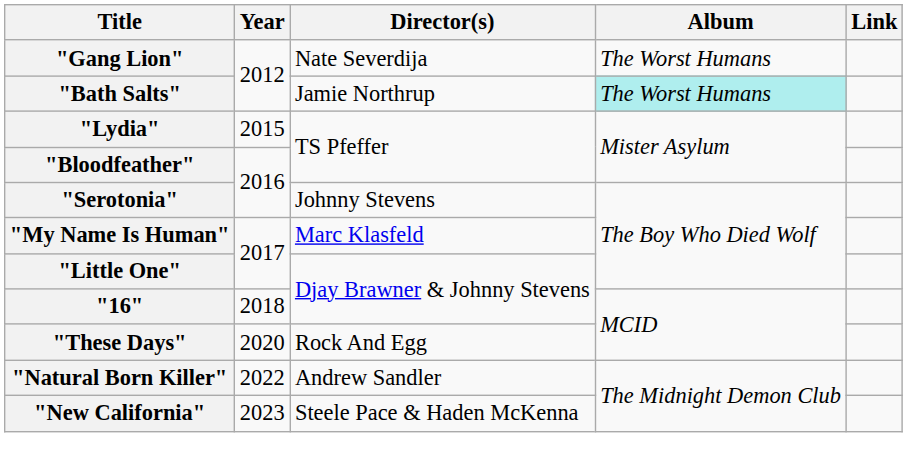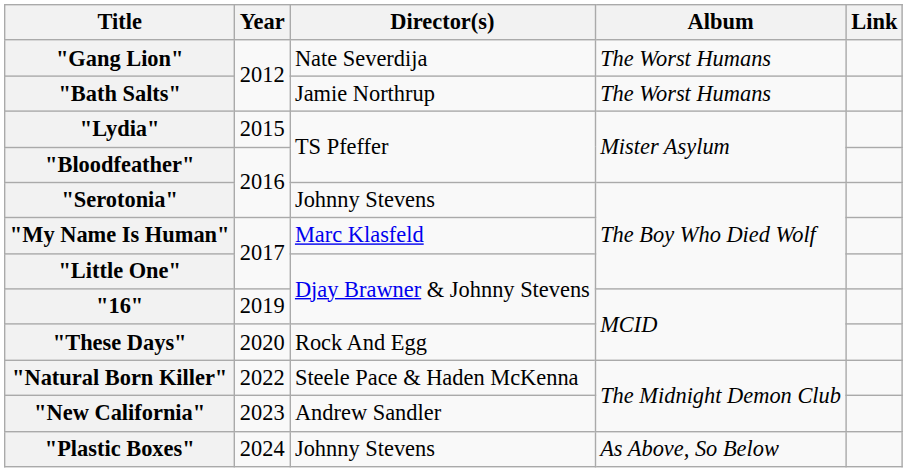(686, 93) paleturquoise background -> (686, 93) no background
(262, 306) 2018 -> (262, 306) 2019
(368, 377) Andrew Sandler -> (437, 377) Steele Pace & Haden McKenna
(437, 413) Steele Pace & Haden McKenna -> (368, 413) Andrew Sandler
+ row: (120, 448)
